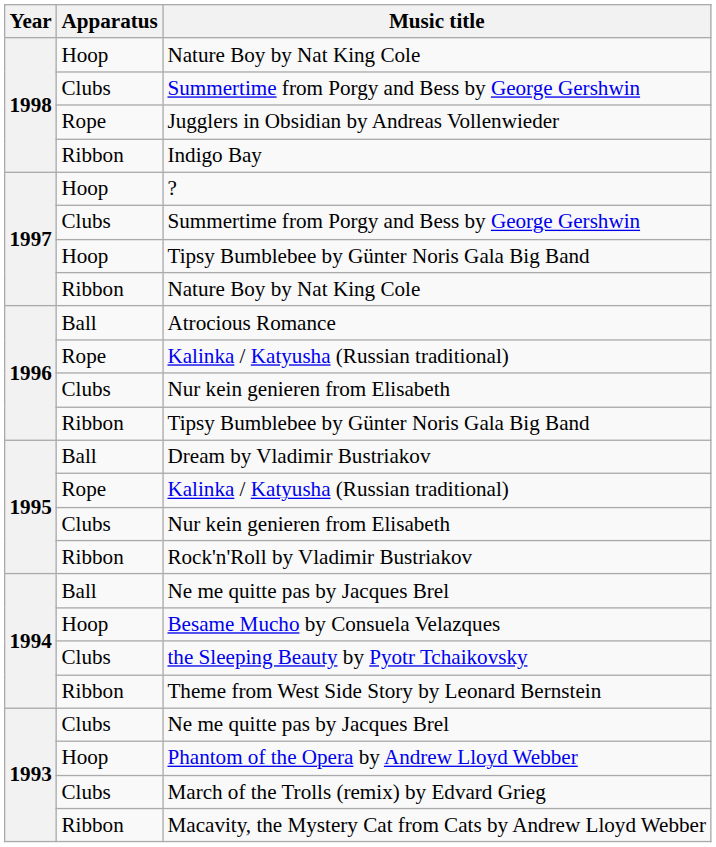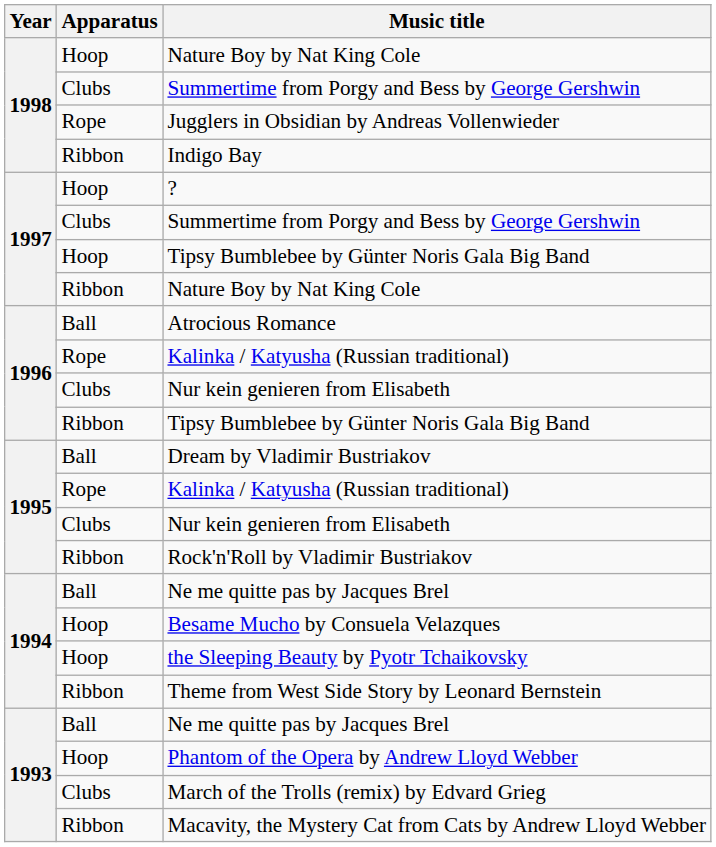(86, 657) Clubs -> (85, 657) Hoop
(86, 724) Clubs -> (79, 724) Ball
